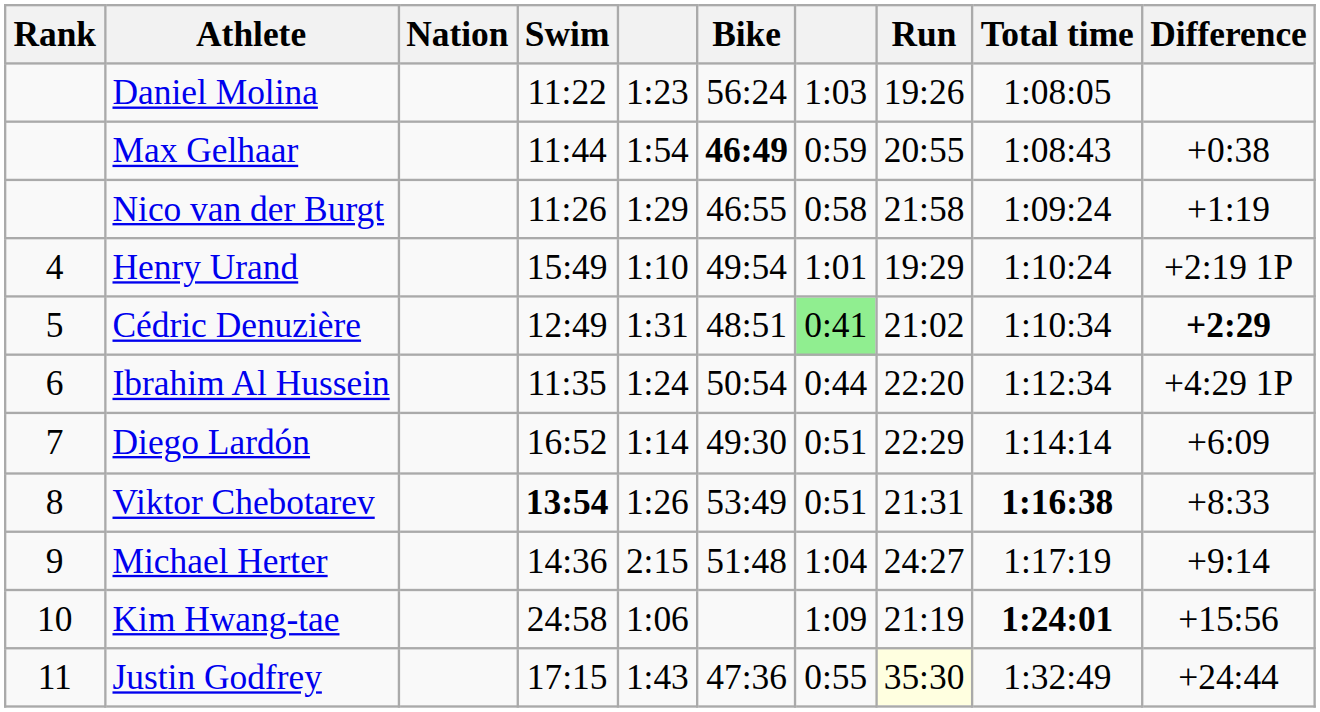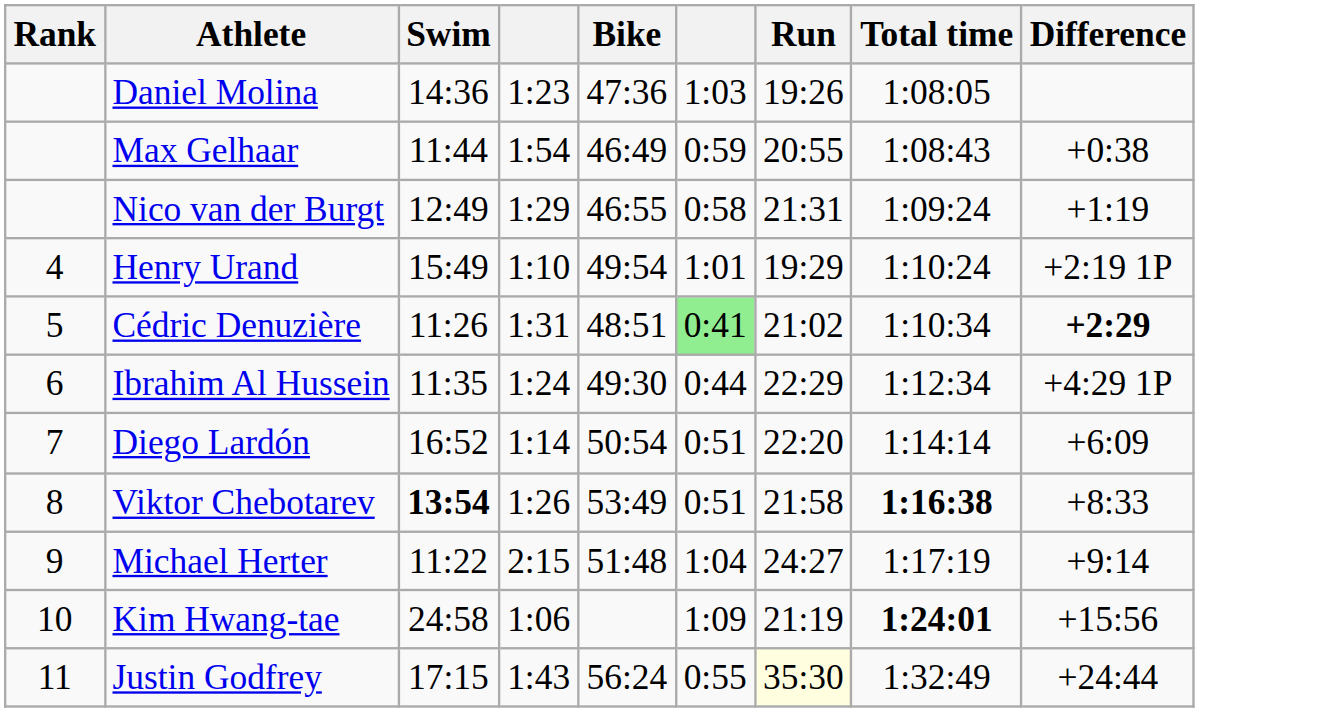- column: (457, 33)
(567, 92) 11:22 -> (448, 92) 14:36
(747, 92) 56:24 -> (627, 92) 47:36
(747, 150) bold -> (627, 150) normal
(567, 209) 11:26 -> (448, 209) 12:49
(924, 209) 21:58 -> (803, 209) 21:31
(567, 325) 12:49 -> (448, 325) 11:26
(747, 384) 50:54 -> (627, 384) 49:30
(924, 384) 22:20 -> (803, 384) 22:29
(747, 442) 49:30 -> (627, 442) 50:54
(924, 442) 22:29 -> (803, 442) 22:20
(924, 501) 21:31 -> (803, 501) 21:58
(567, 559) 14:36 -> (448, 559) 11:22
(747, 676) 47:36 -> (627, 676) 56:24
